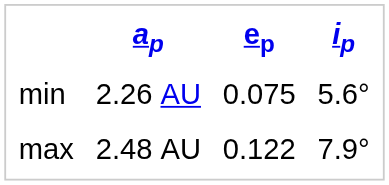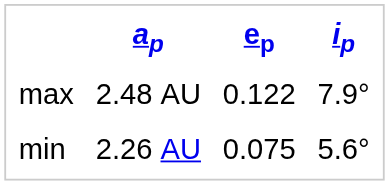rows swapped: (42, 94) <-> (46, 149)
